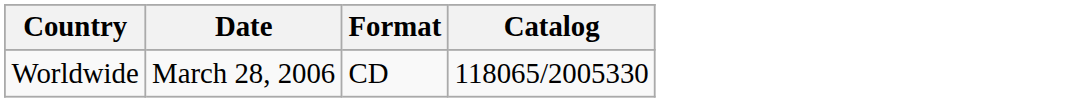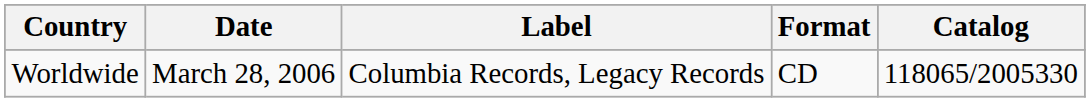+ column: (556, 27)
